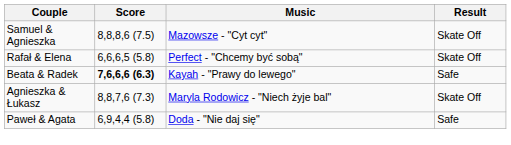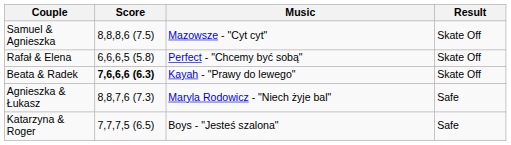(448, 74) Safe -> (459, 74) Skate Off
(459, 97) Skate Off -> (448, 97) Safe
+ row: (36, 126)
- row: (41, 120)
